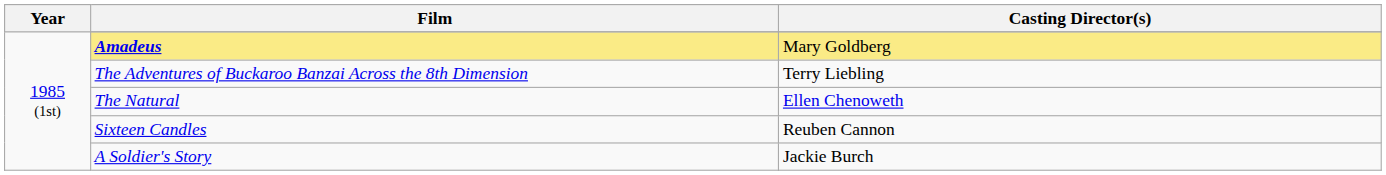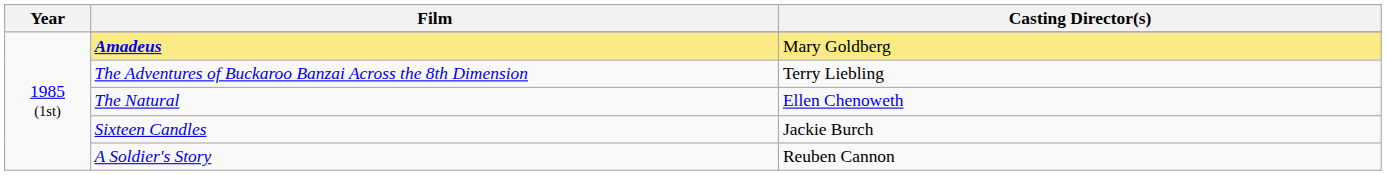(839, 128) Reuben Cannon -> (828, 128) Jackie Burch
(828, 156) Jackie Burch -> (839, 156) Reuben Cannon
